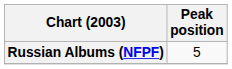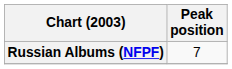(197, 52) 5 -> (197, 52) 7
